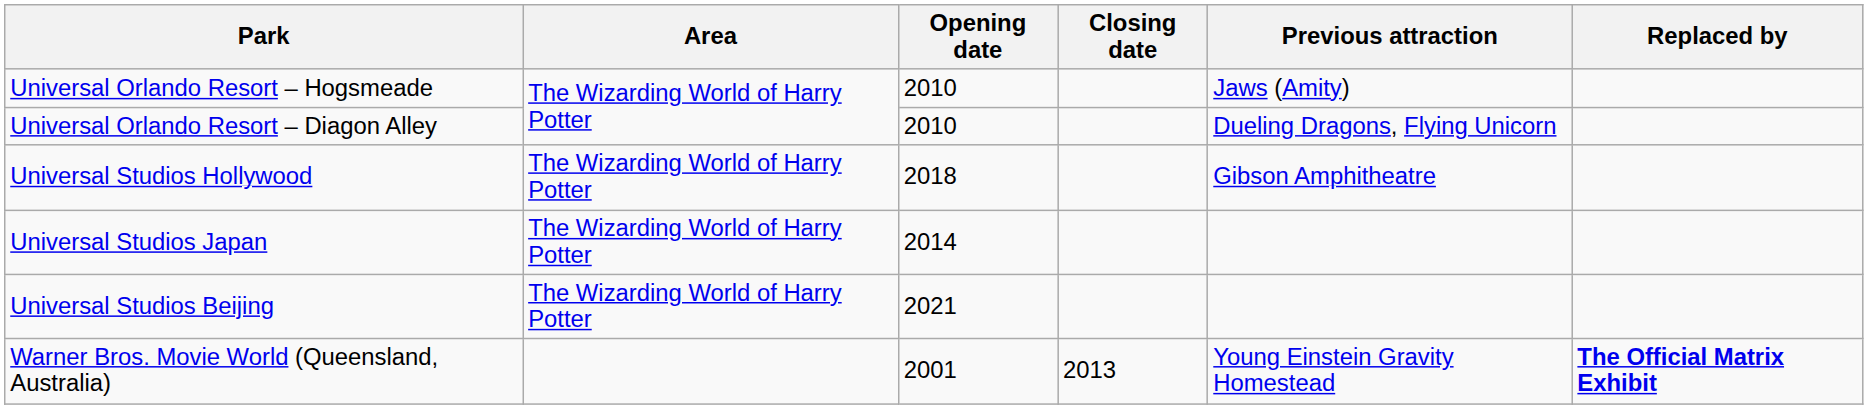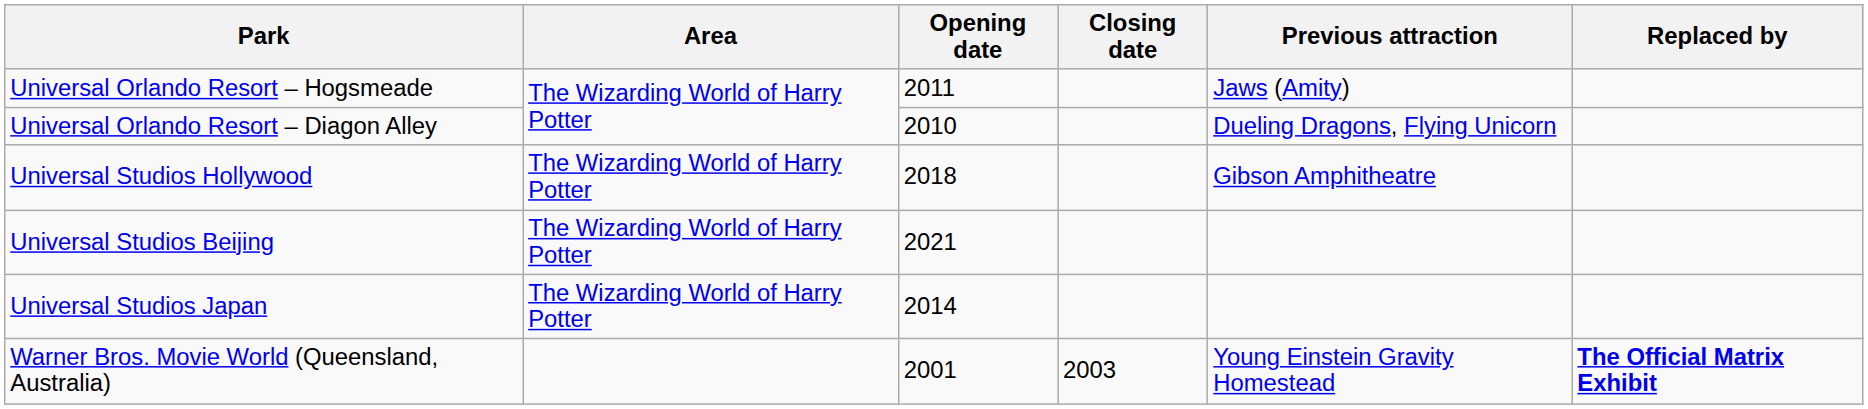(930, 88) 2010 -> (929, 88) 2011
rows swapped: (139, 241) <-> (142, 306)
(1090, 370) 2013 -> (1090, 370) 2003
